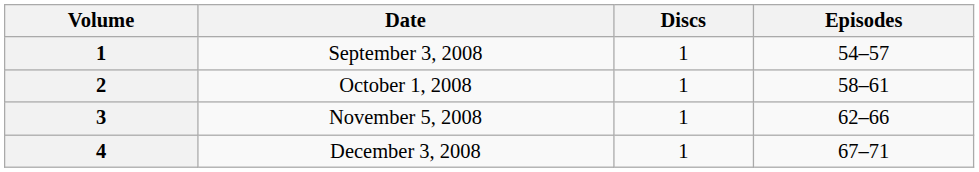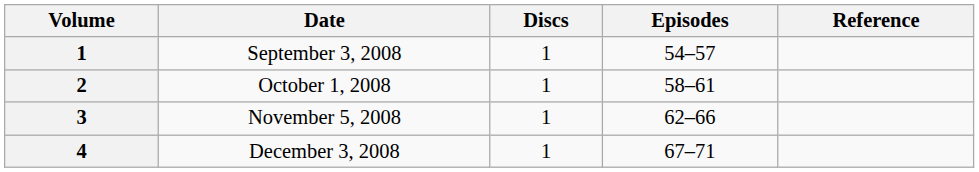+ column: (876, 20)
